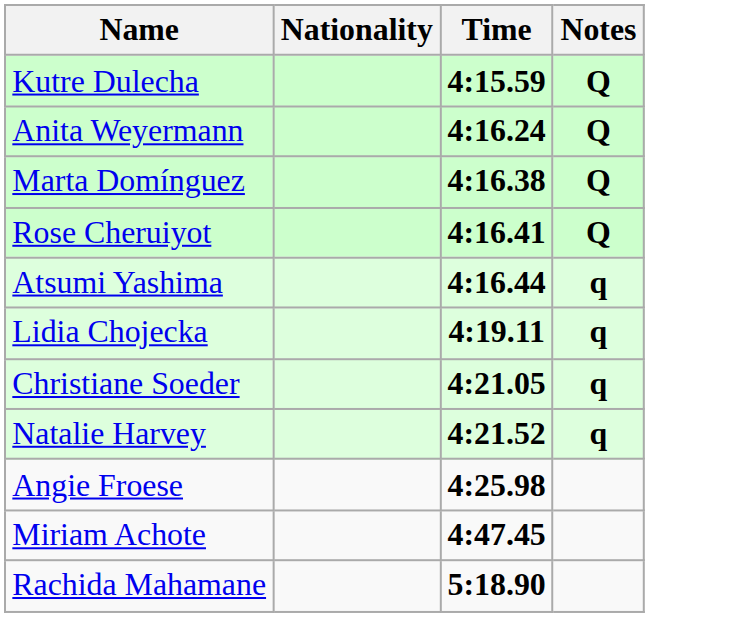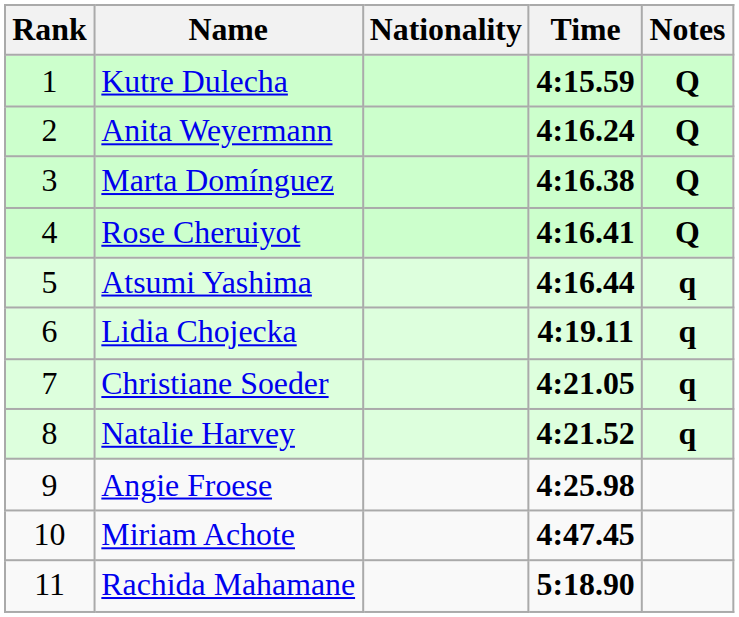+ column: (50, 29)
